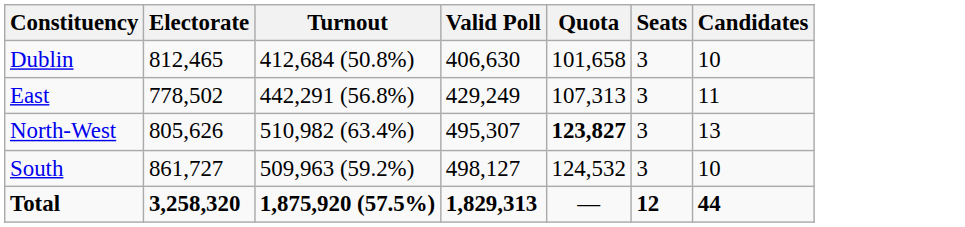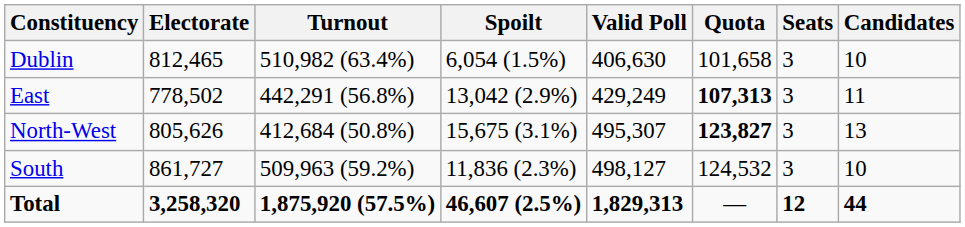+ column: (513, 22)
(337, 58) 412,684 (50.8%) -> (337, 58) 510,982 (63.4%)
(589, 95) normal -> (735, 95) bold
(337, 131) 510,982 (63.4%) -> (337, 131) 412,684 (50.8%)
